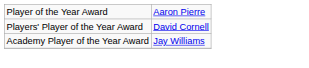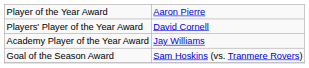+ row: (60, 56)
